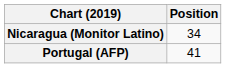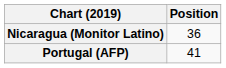(194, 33) 34 -> (194, 33) 36
